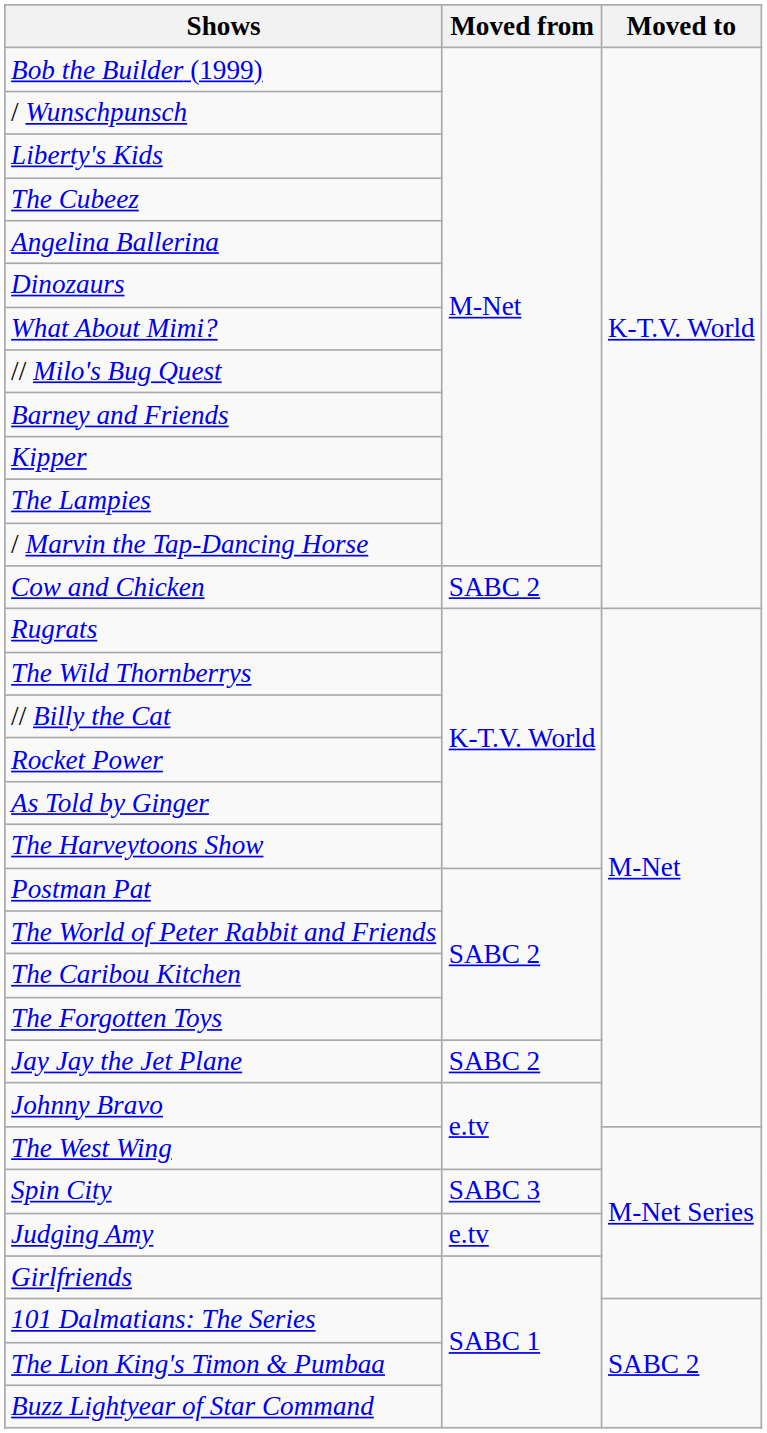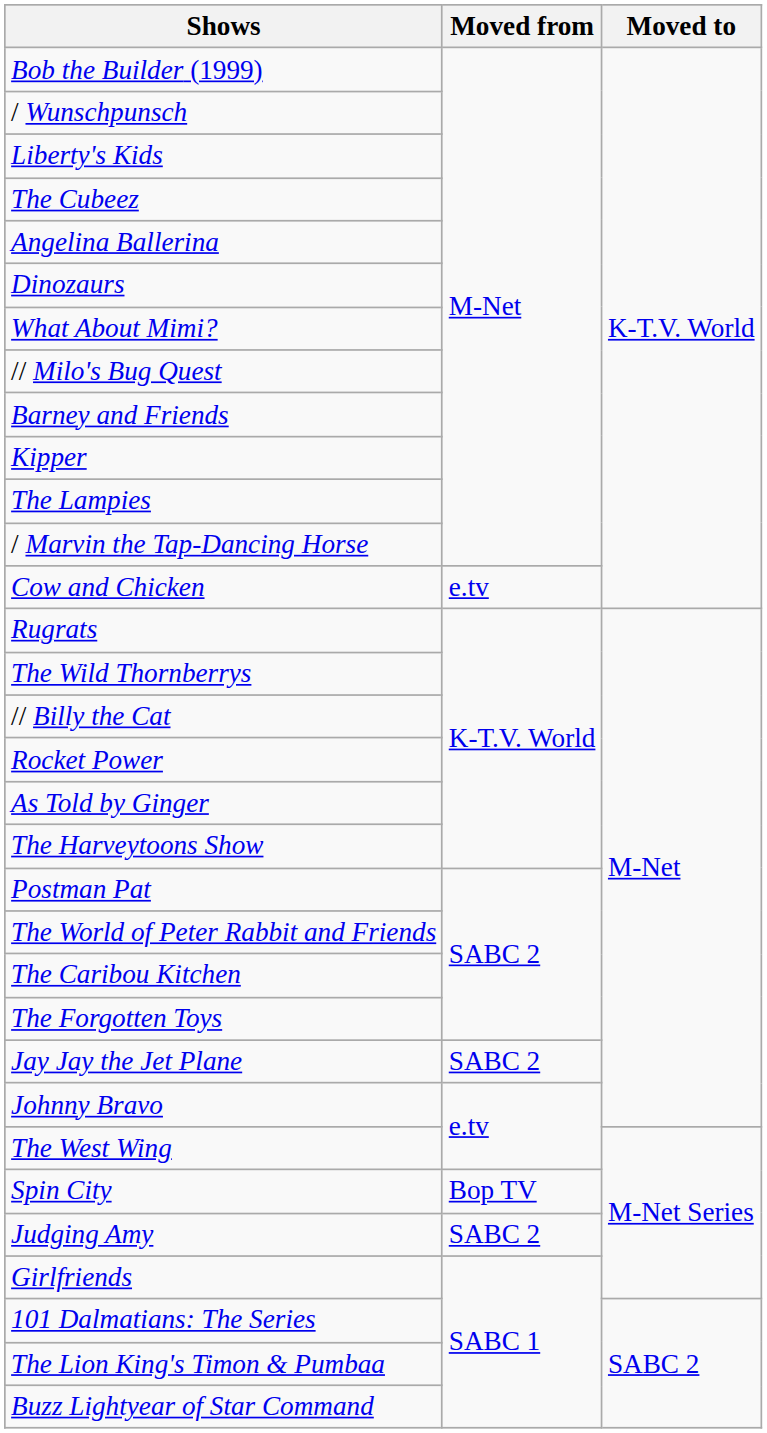(494, 586) SABC 2 -> (469, 586) e.tv
(494, 1190) SABC 3 -> (493, 1190) Bop TV
(469, 1233) e.tv -> (494, 1233) SABC 2
